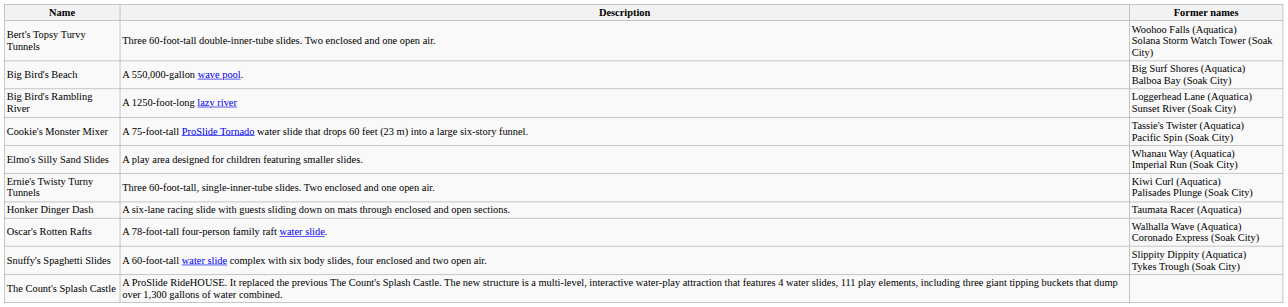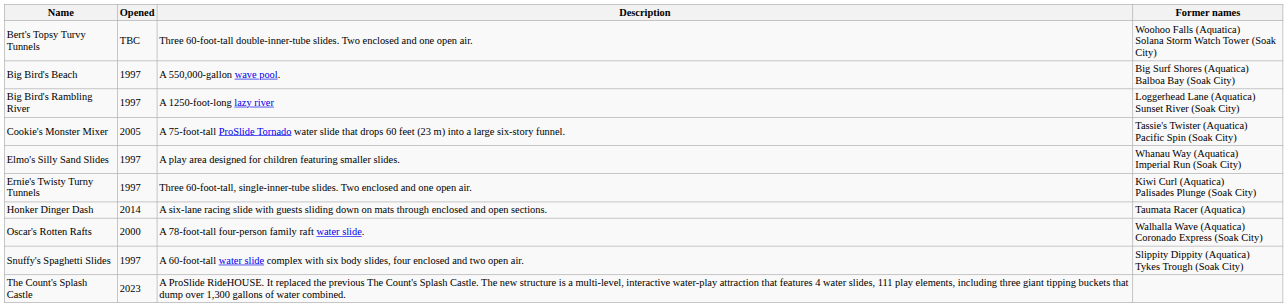+ column: (137, 12)
